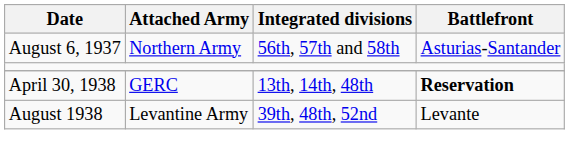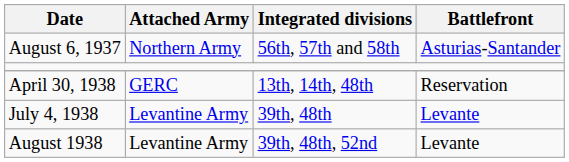(467, 85) bold -> (464, 85) normal
+ row: (54, 114)
